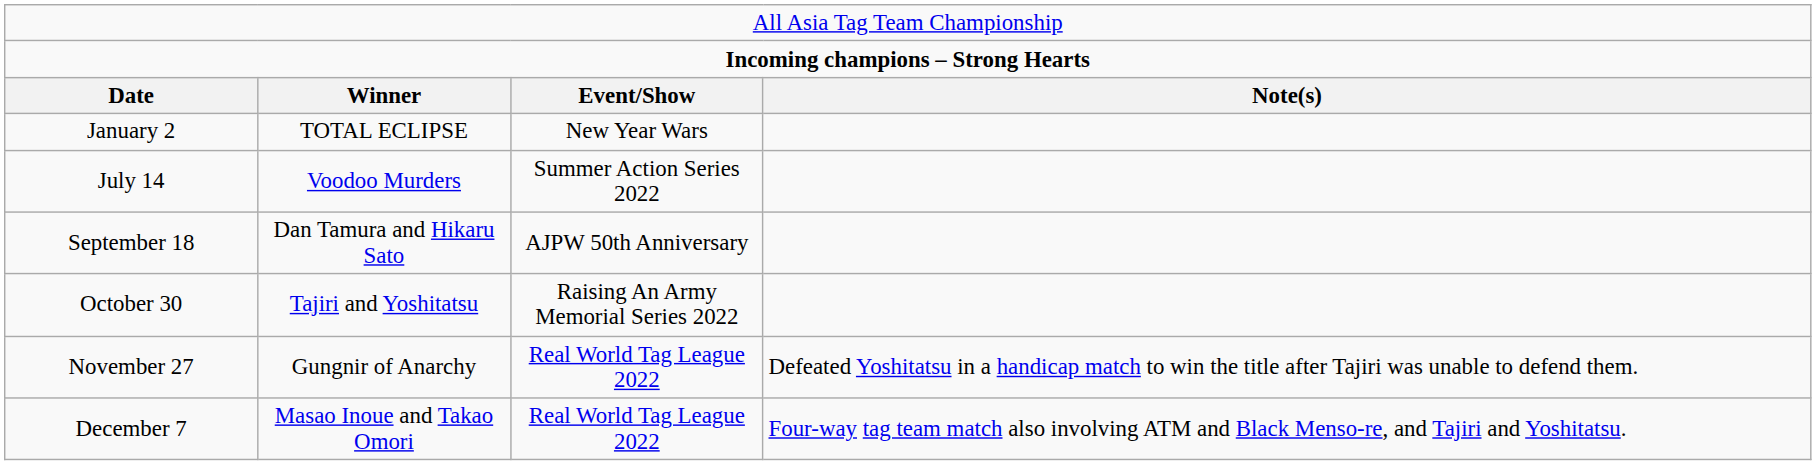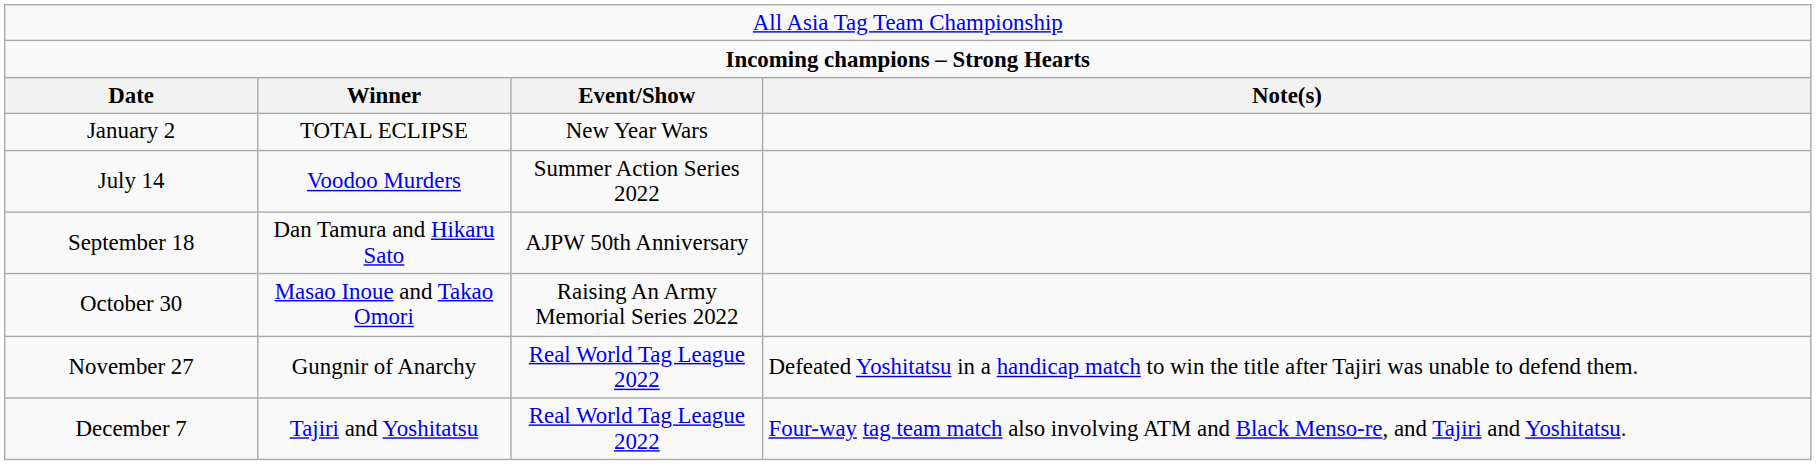(384, 304) Tajiri and Yoshitatsu -> (384, 304) Masao Inoue and Takao Omori
(384, 428) Masao Inoue and Takao Omori -> (384, 428) Tajiri and Yoshitatsu
